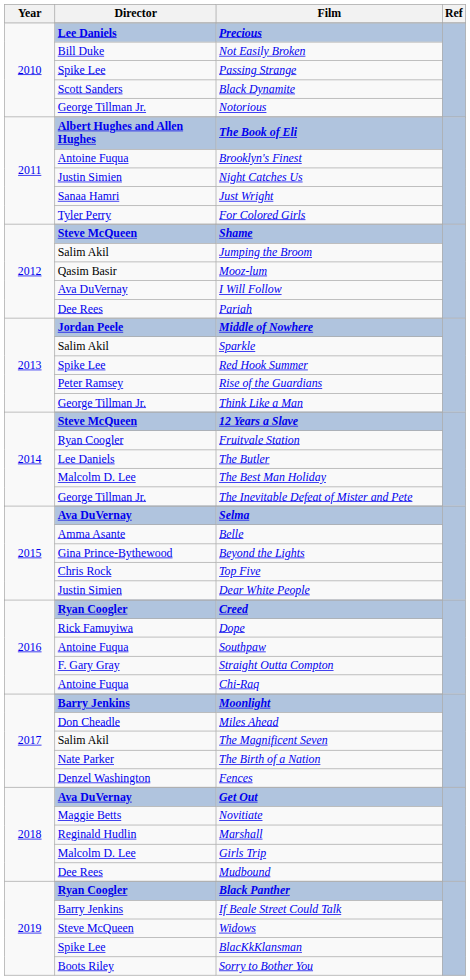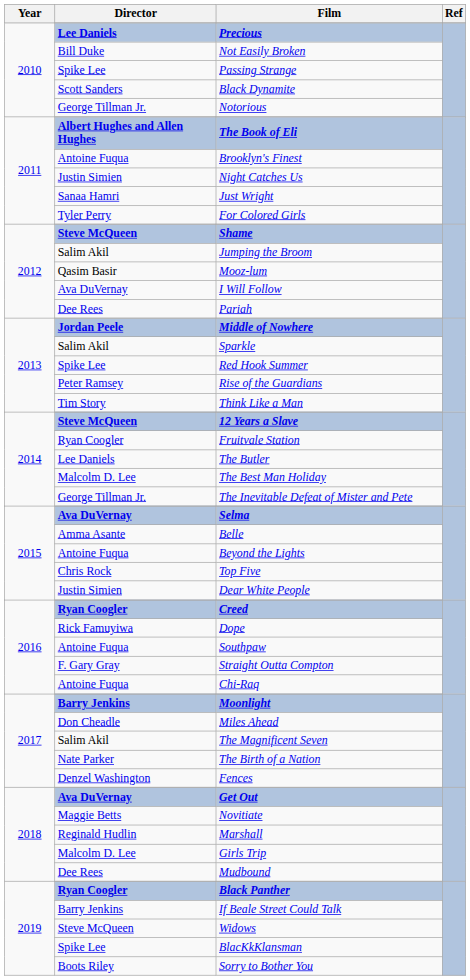(102, 402) George Tillman Jr. -> (82, 402) Tim Story
(115, 552) Gina Prince-Bythewood -> (93, 552) Antoine Fuqua
